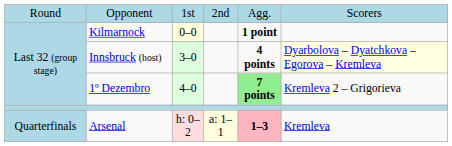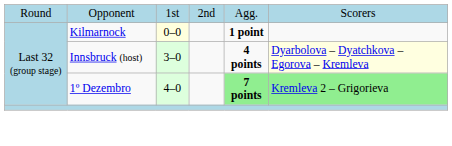(342, 89) no background -> (330, 89) lightgreen background
- row: (107, 126)
